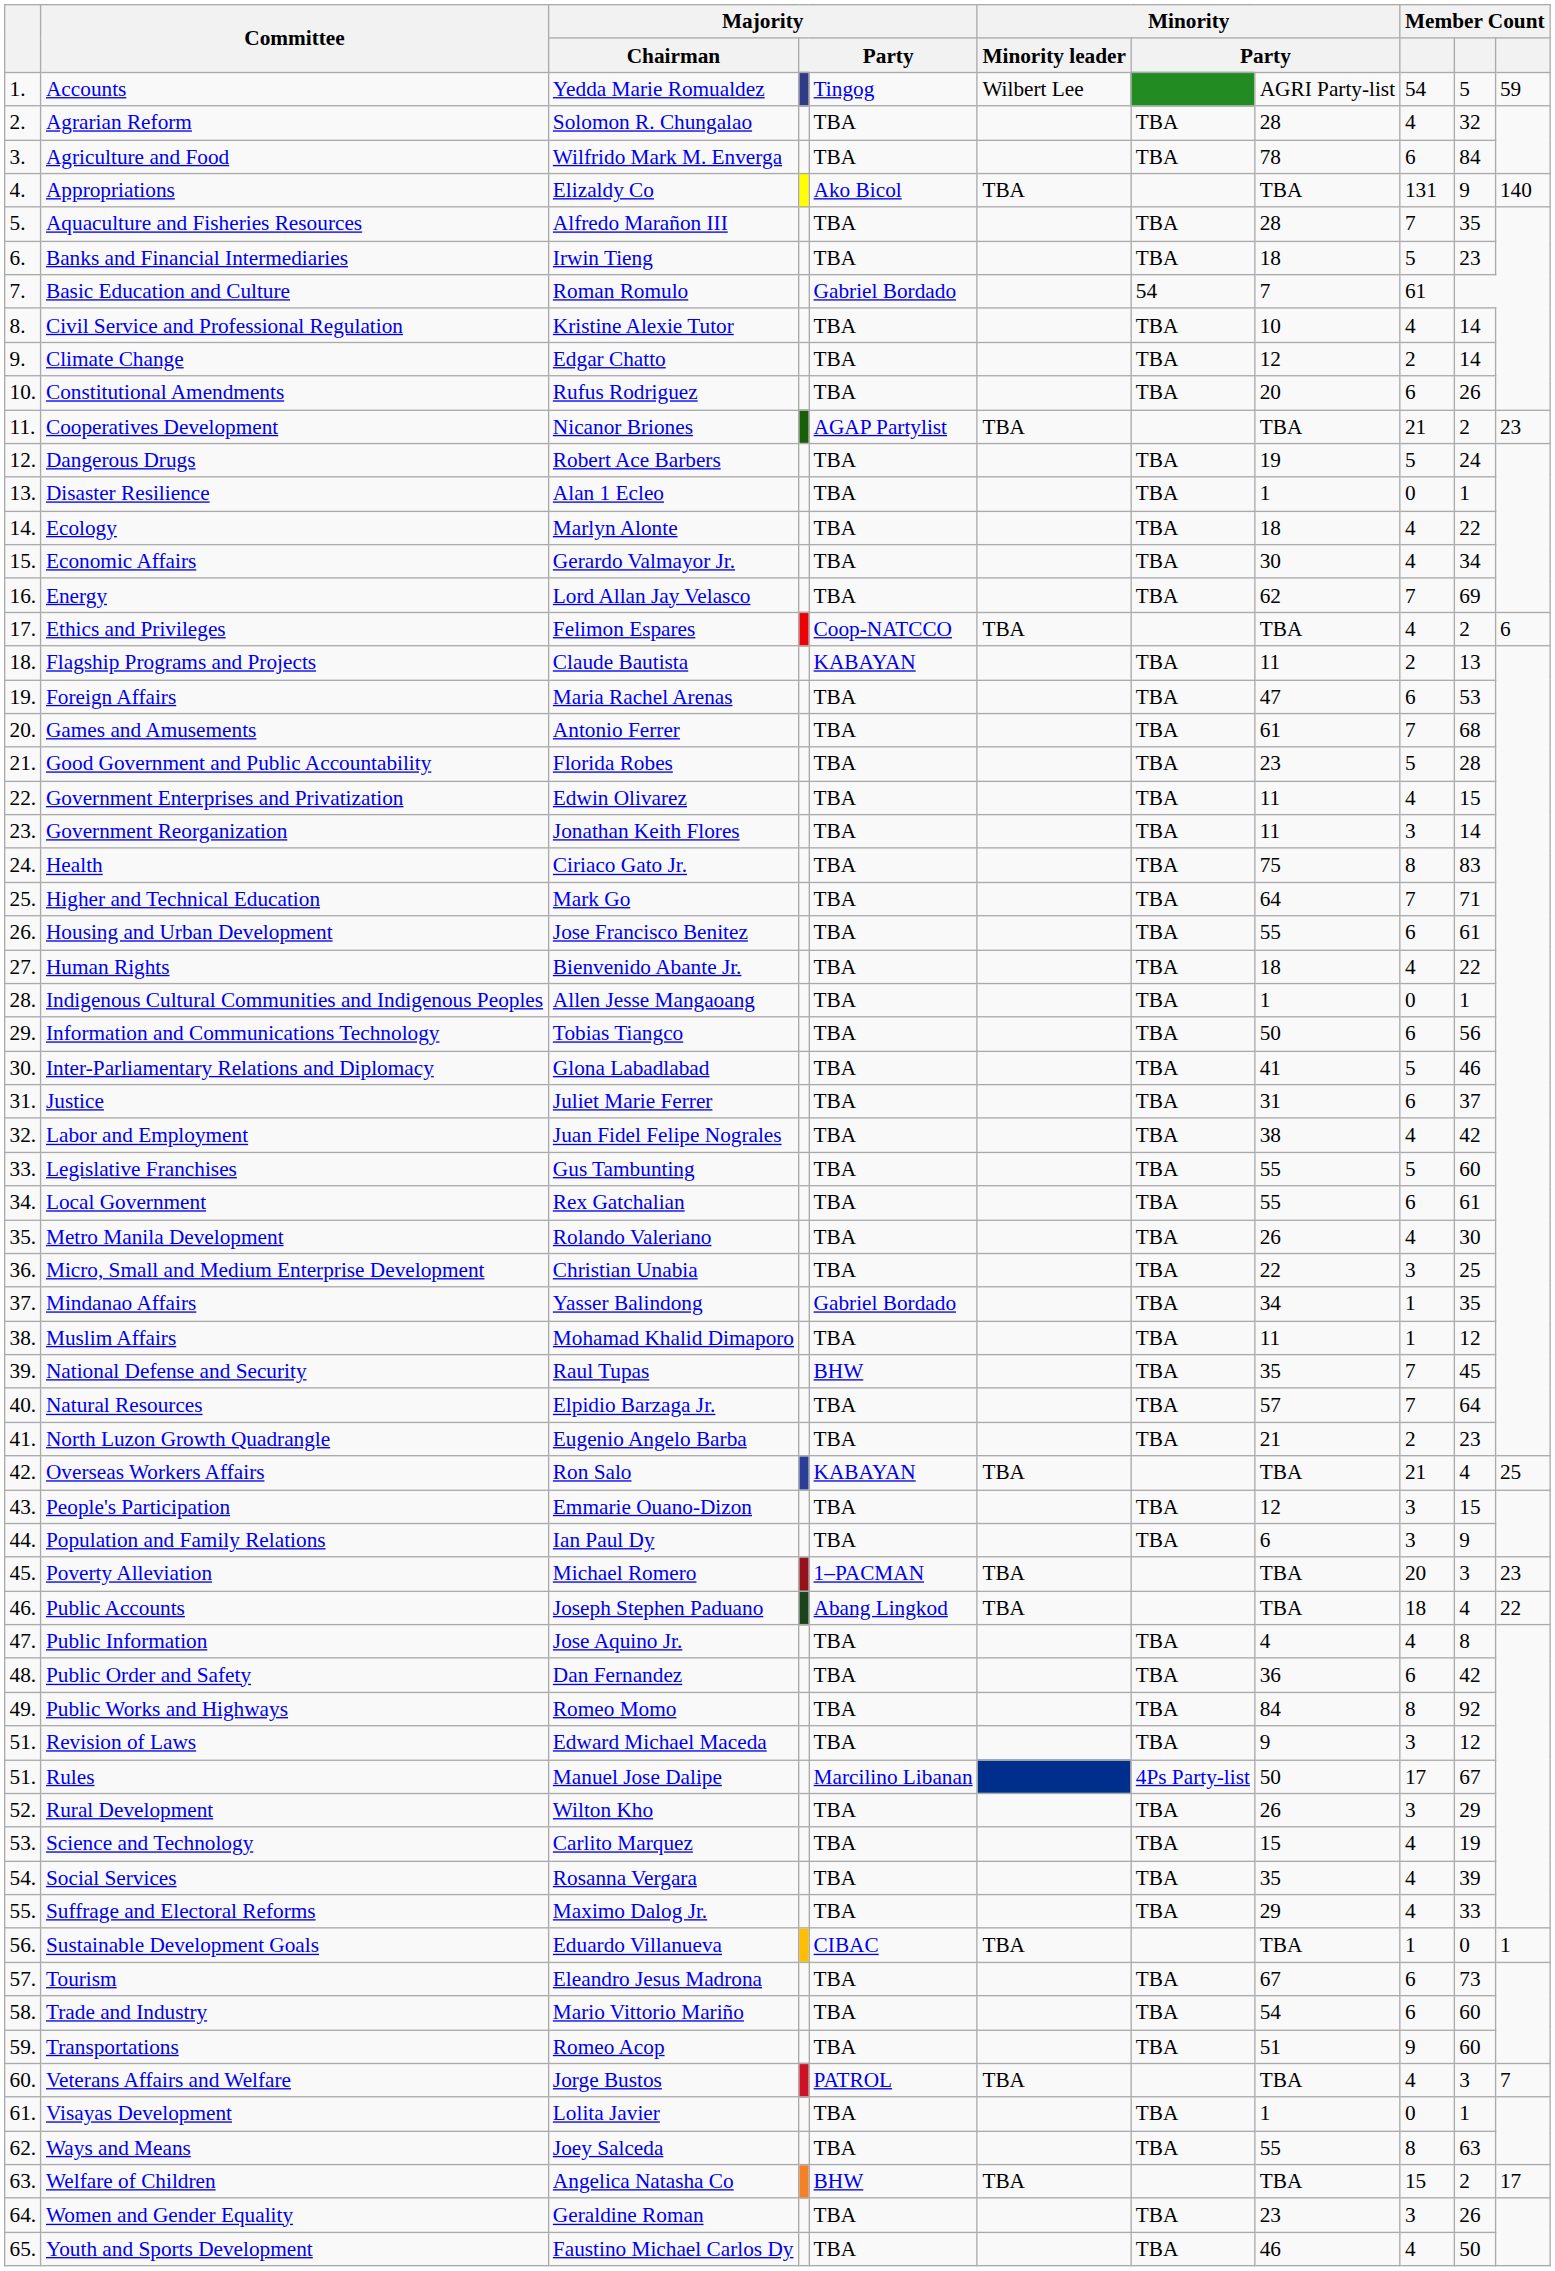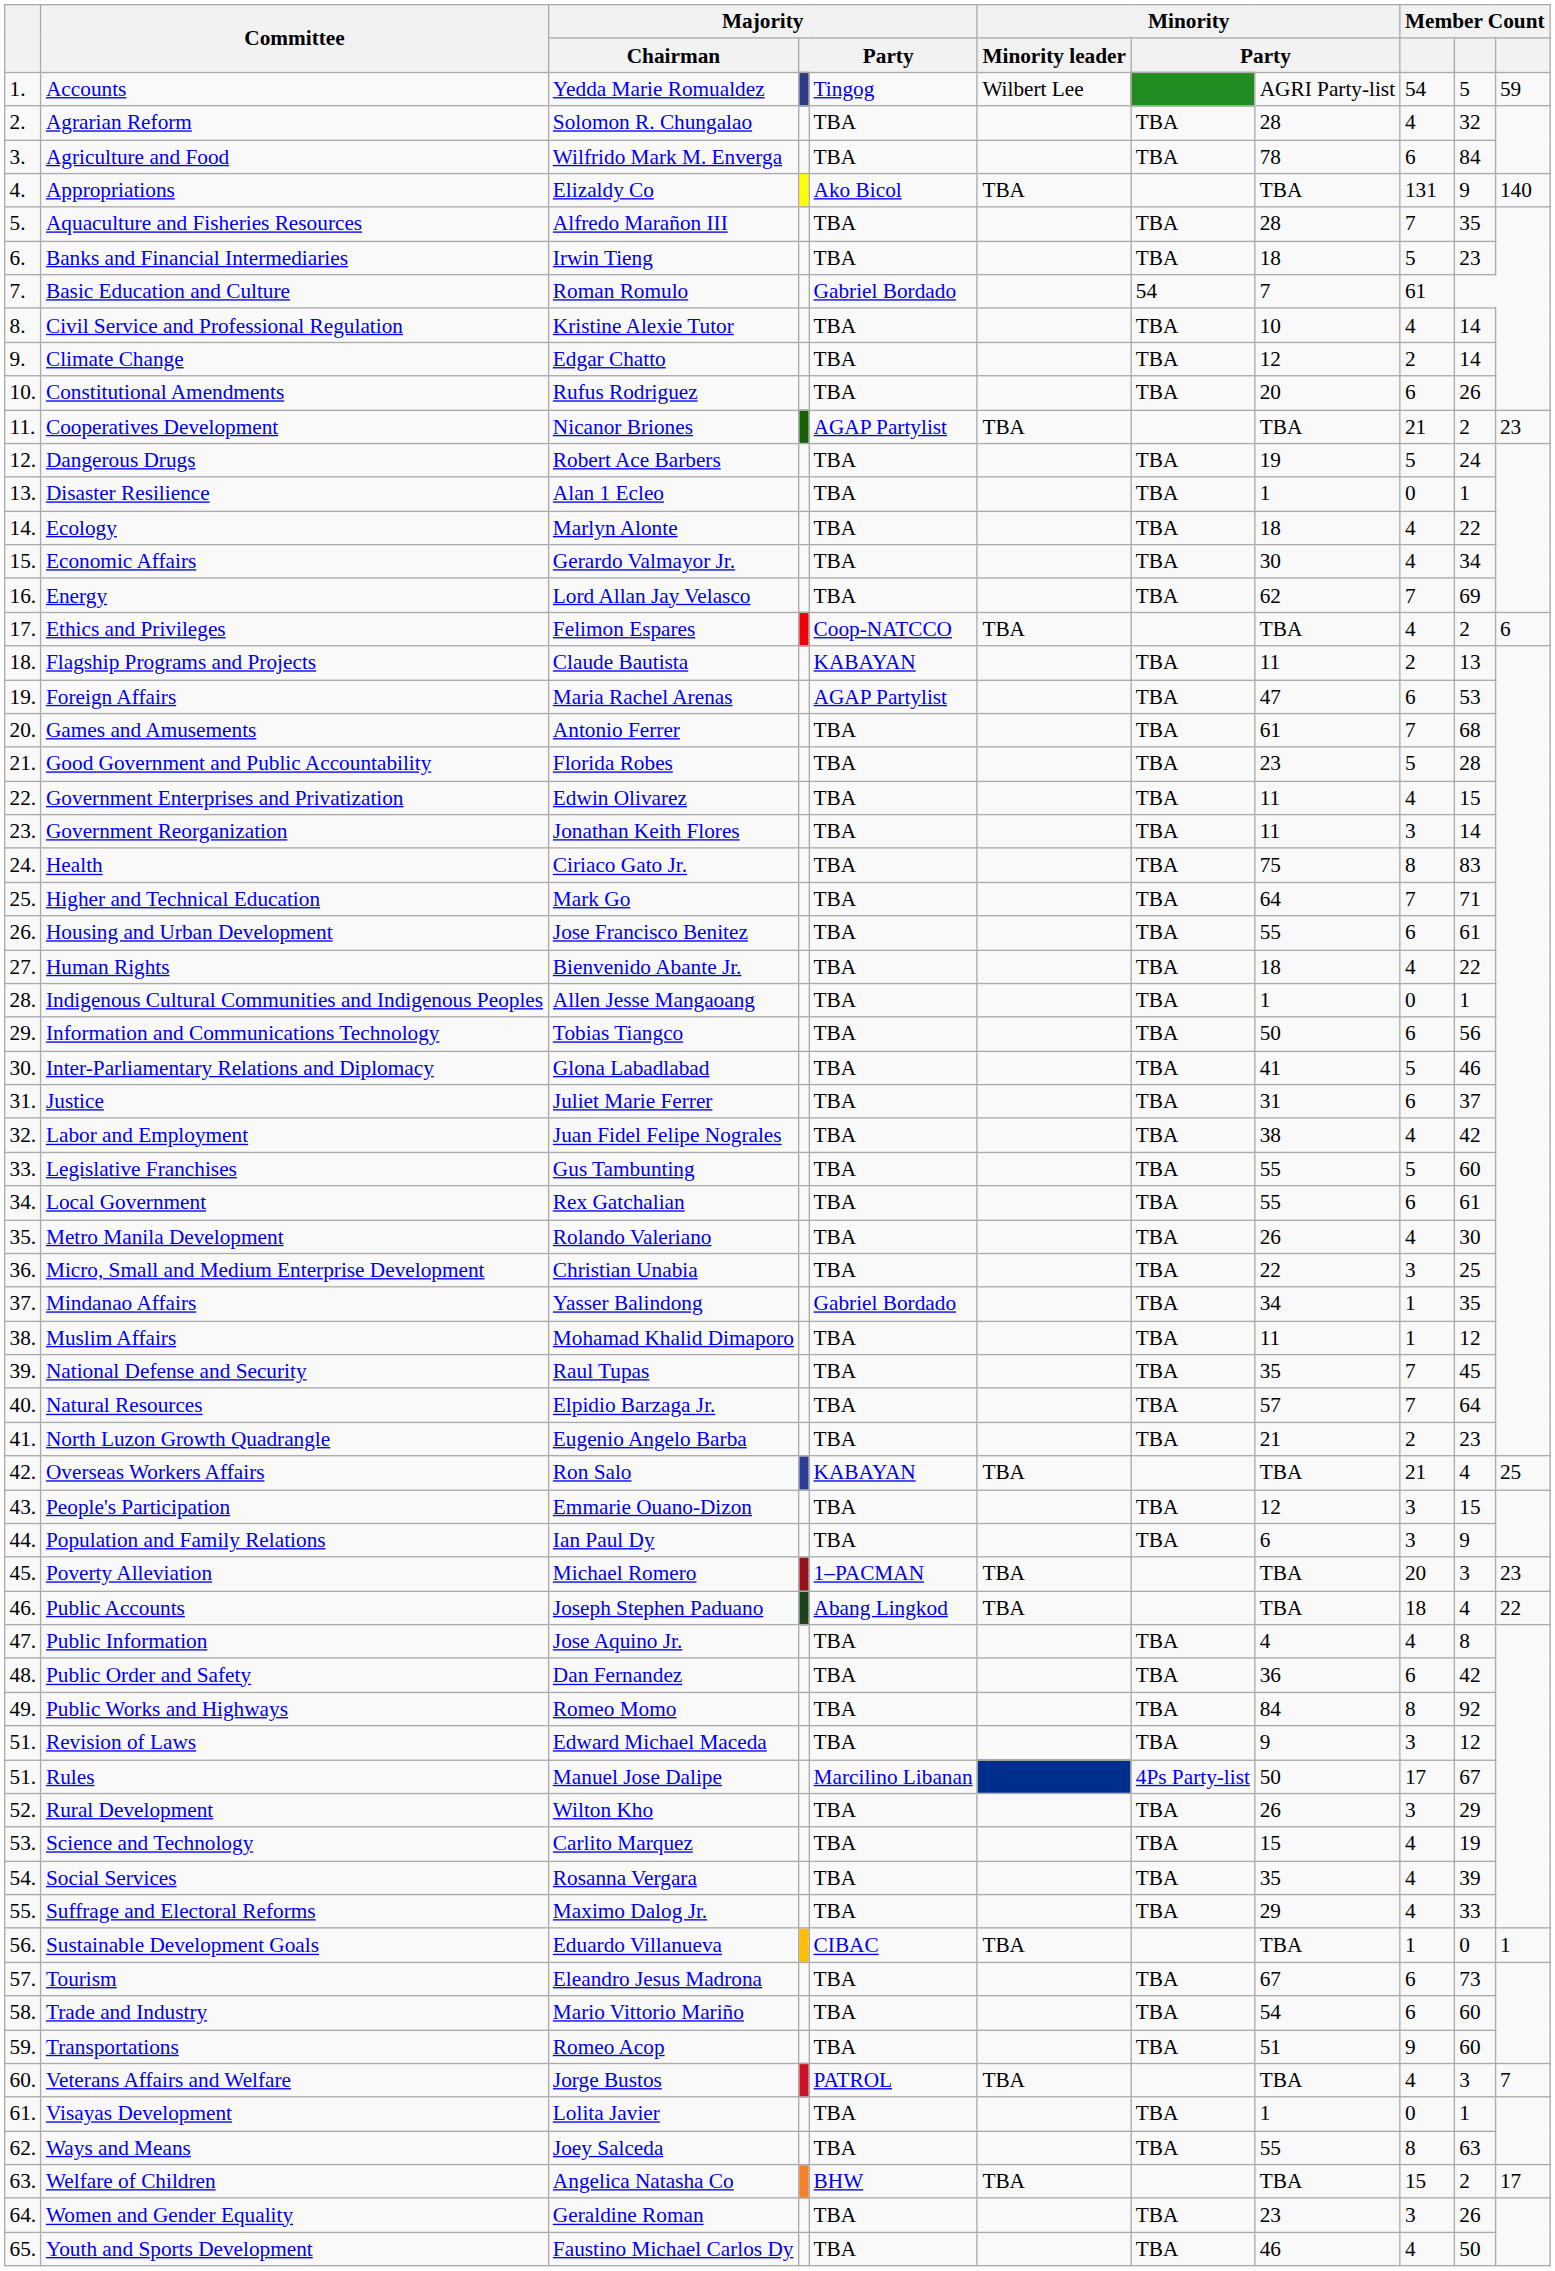(835, 696) TBA -> (880, 696) AGAP Partylist
(838, 1371) BHW -> (835, 1371) TBA
